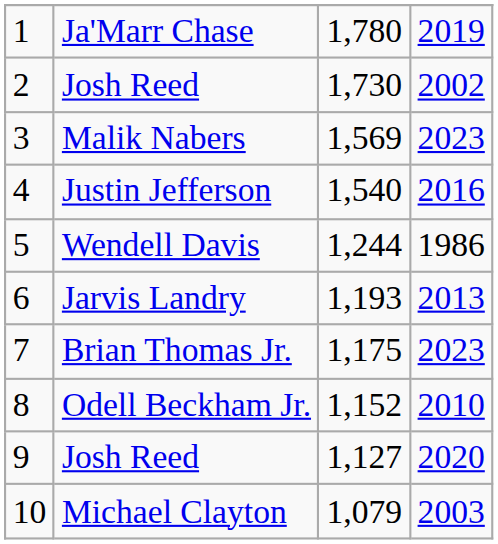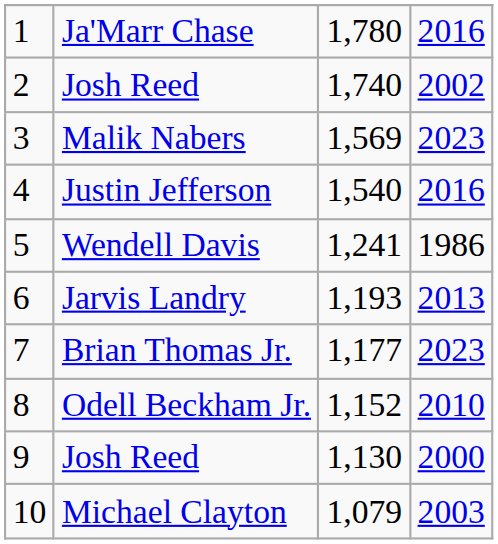(451, 31) 2019 -> (451, 31) 2016
(364, 84) 1,730 -> (364, 84) 1,740
(364, 244) 1,244 -> (364, 244) 1,241
(364, 350) 1,175 -> (364, 350) 1,177
(364, 457) 1,127 -> (364, 457) 1,130
(451, 457) 2020 -> (451, 457) 2000
